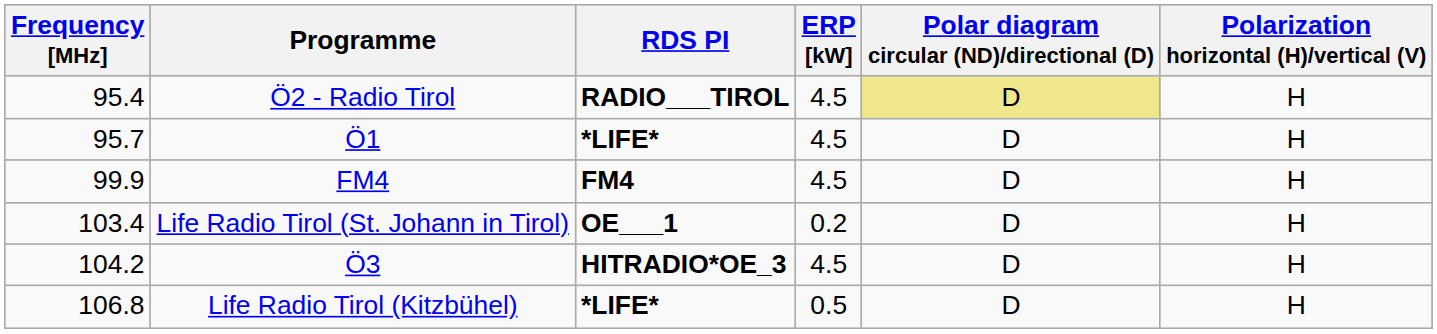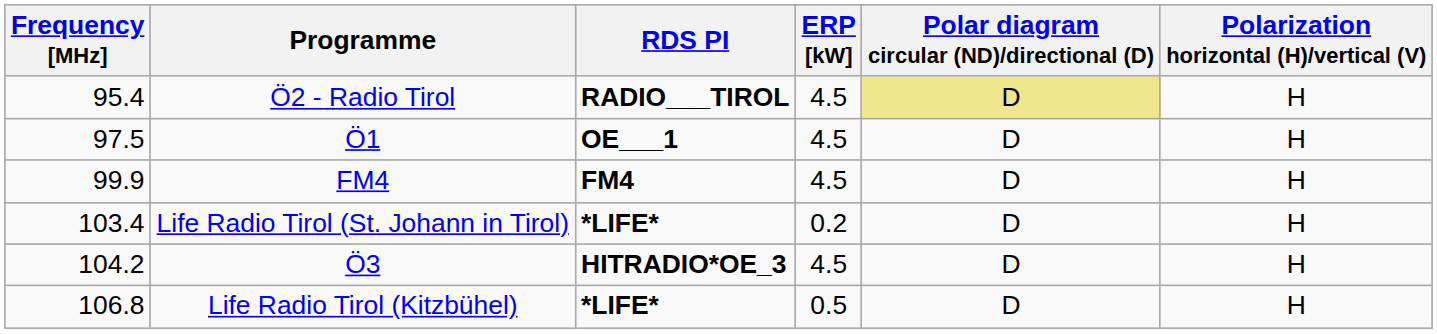(119, 138) 95.7 -> (119, 138) 97.5
(620, 138) *LIFE* -> (630, 138) OE___1
(630, 222) OE___1 -> (620, 222) *LIFE*
